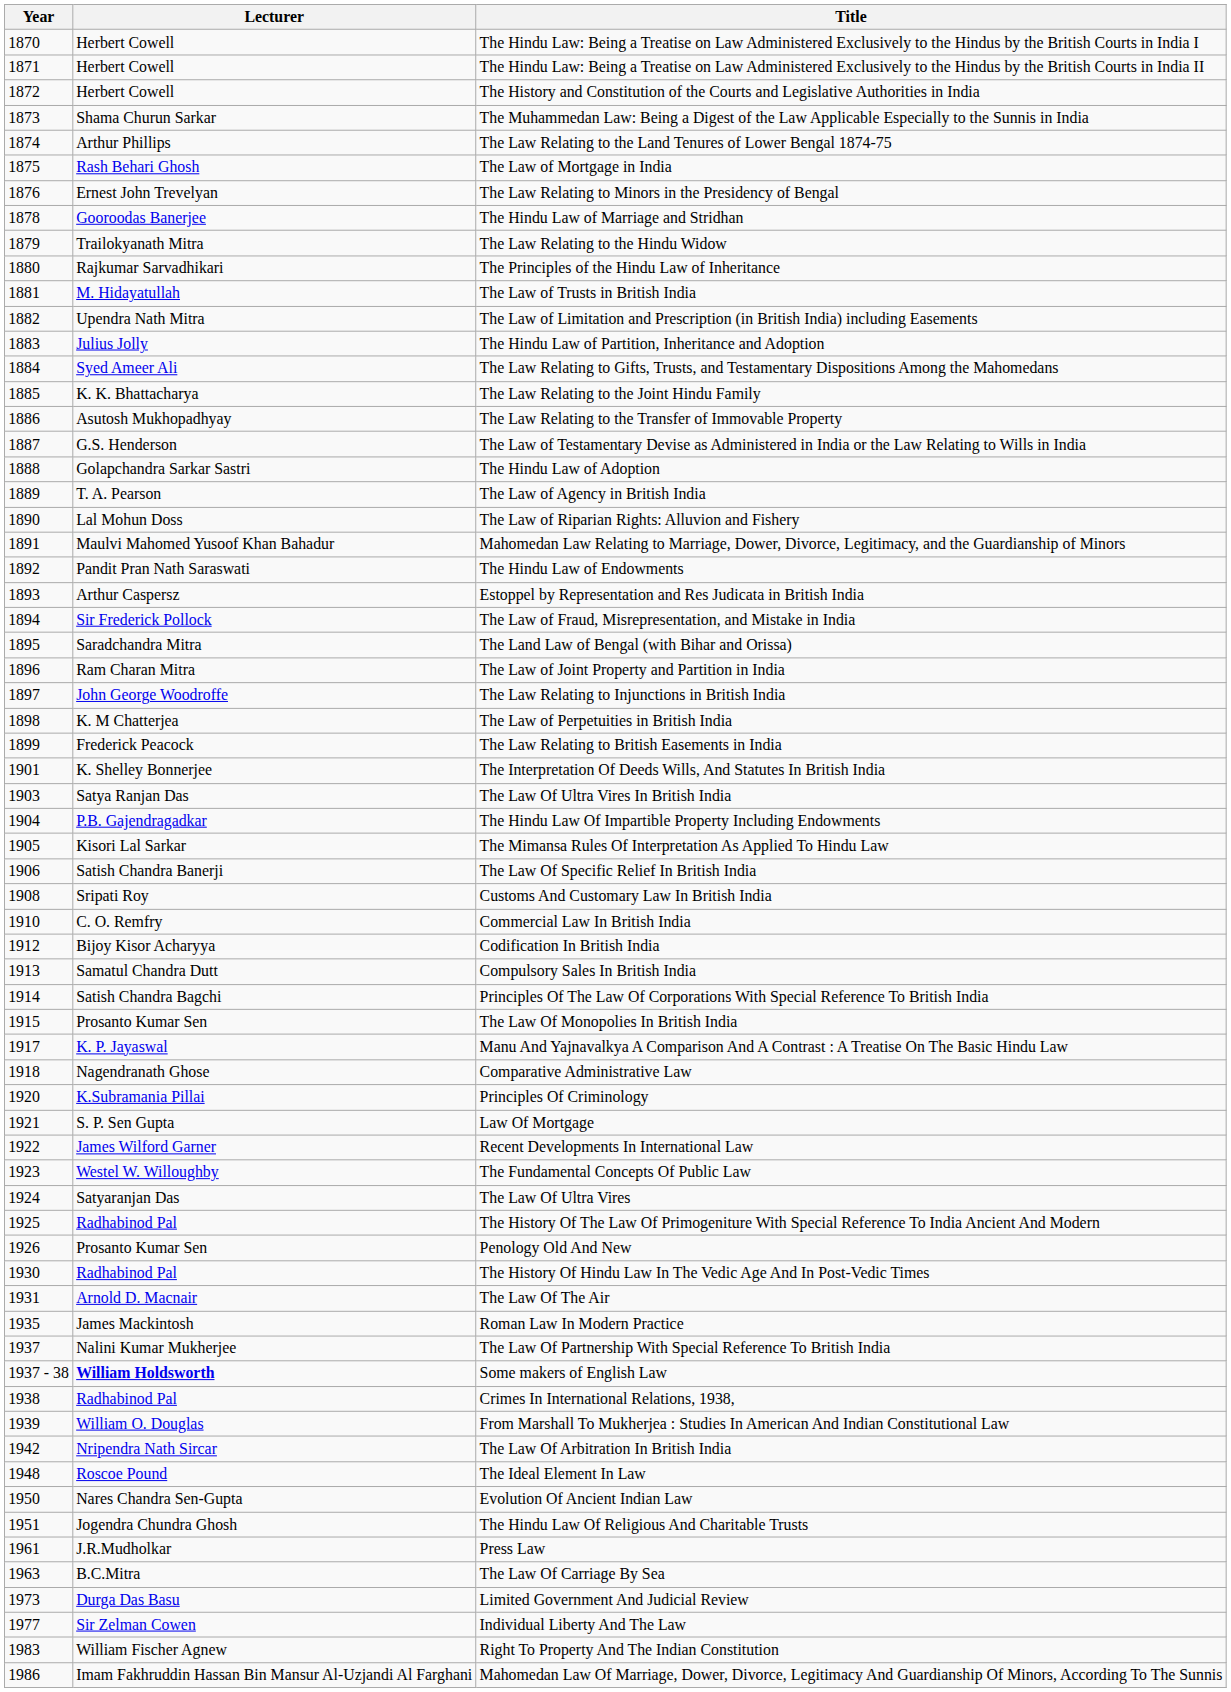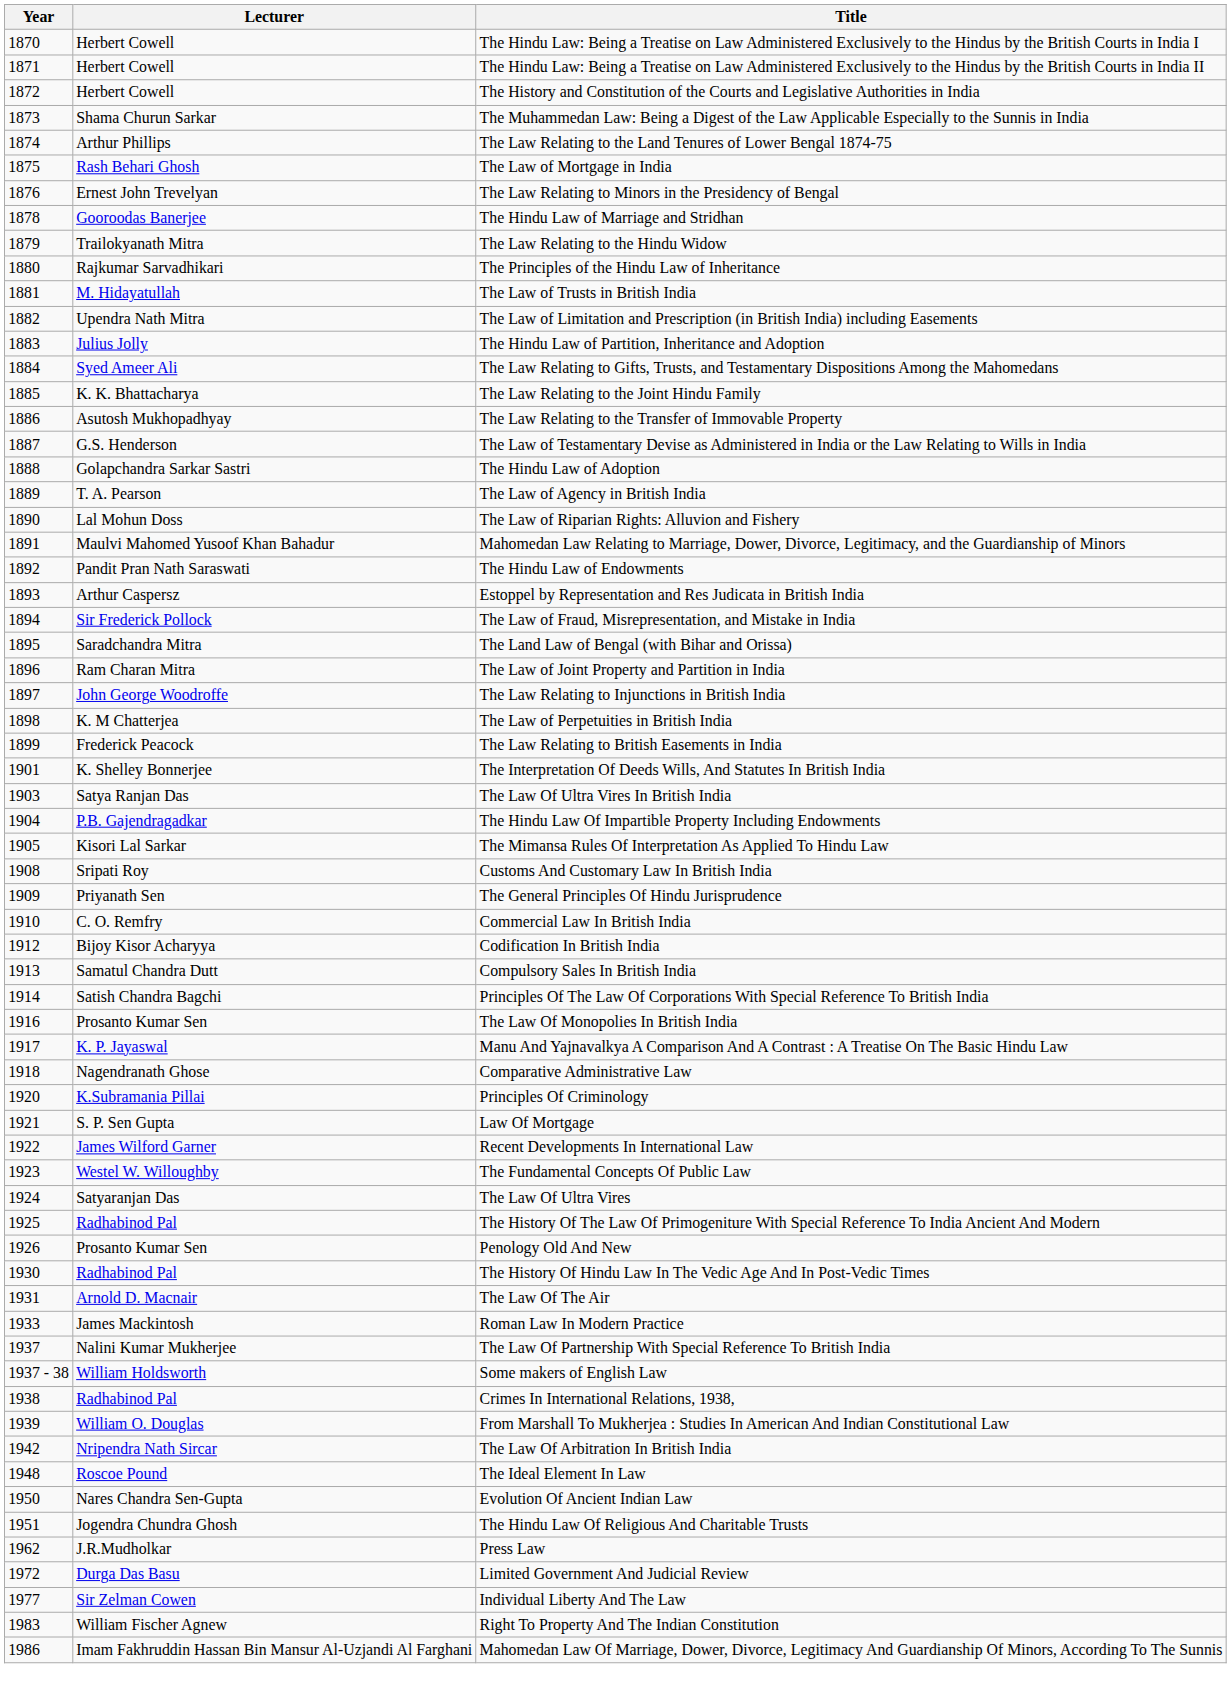- row: (618, 871)
+ row: (631, 896)
(24, 1021) 1915 -> (24, 1021) 1916
(24, 1323) 1935 -> (24, 1323) 1933
(145, 1373) bold -> (141, 1373) normal
(24, 1549) 1961 -> (24, 1549) 1962
- row: (572, 1574)
(24, 1599) 1973 -> (24, 1574) 1972
